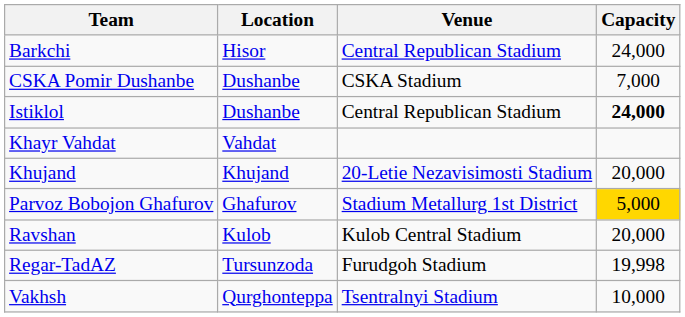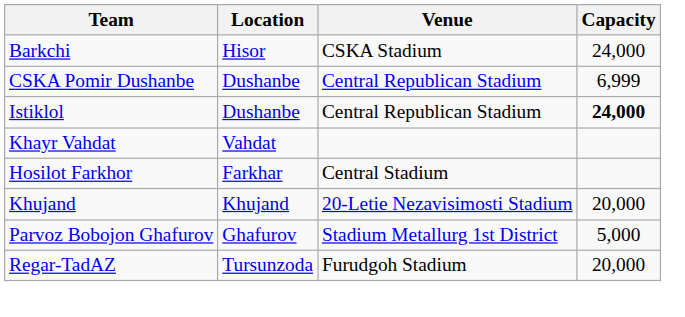(451, 50) Central Republican Stadium -> (382, 50) CSKA Stadium
(402, 81) CSKA Stadium -> (432, 81) Central Republican Stadium
(638, 81) 7,000 -> (619, 81) 6,999
+ row: (71, 173)
(638, 204) gold background -> (619, 234) no background
- row: (42, 234)
(638, 265) 19,998 -> (619, 265) 20,000
- row: (38, 296)
